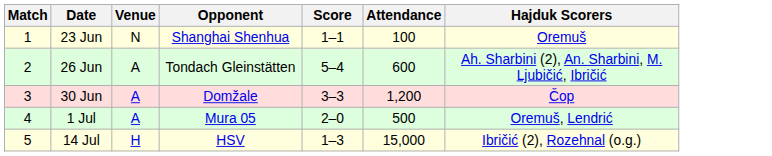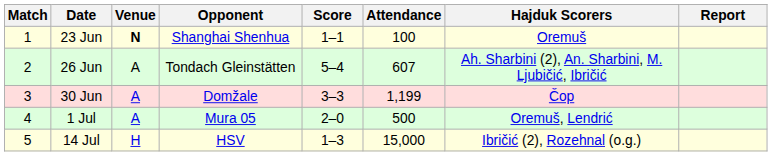+ column: (723, 16)
(135, 37) normal -> (135, 37) bold
(404, 67) 600 -> (404, 67) 607
(404, 97) 1,200 -> (404, 97) 1,199
